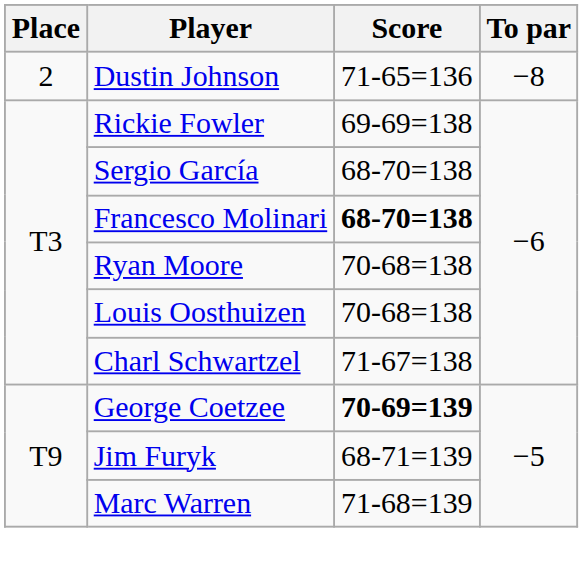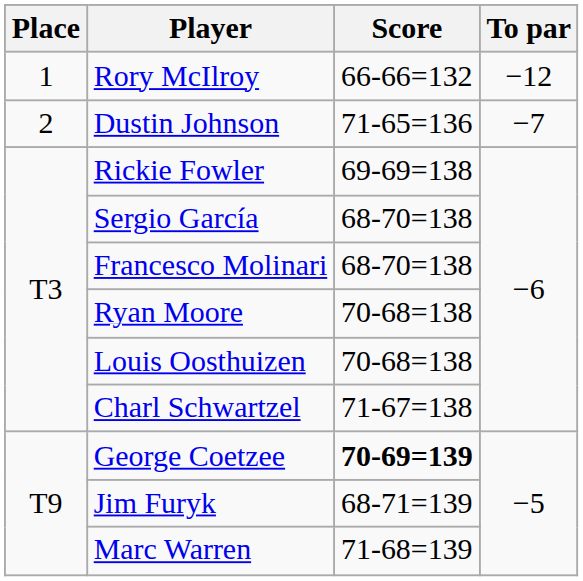+ row: (176, 75)
(529, 75) −8 -> (529, 123) −7
(407, 218) bold -> (407, 265) normal
